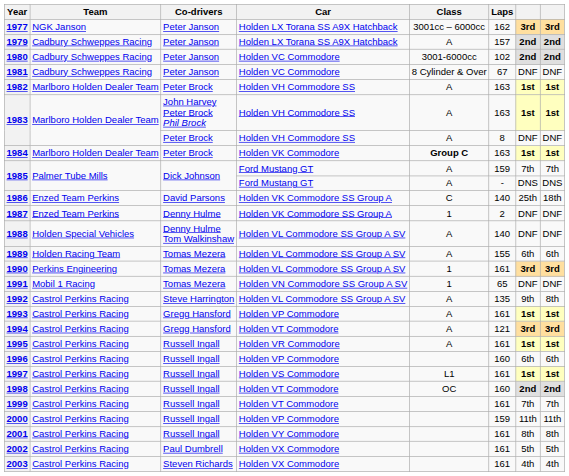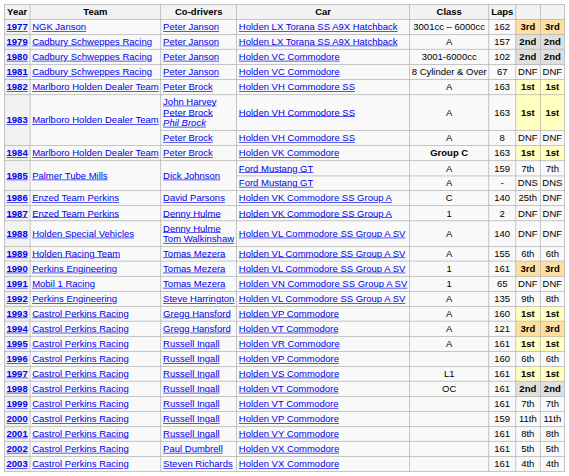(552, 199) 18th -> (552, 199) DNF
(80, 299) Castrol Perkins Racing -> (75, 299) Perkins Engineering
(502, 314) 161 -> (502, 314) 160
(502, 389) 160 -> (502, 389) 161
